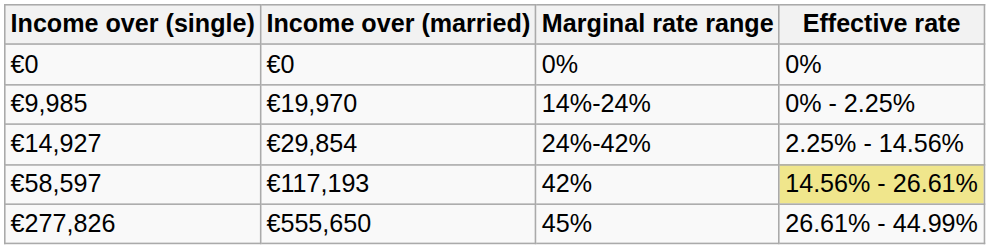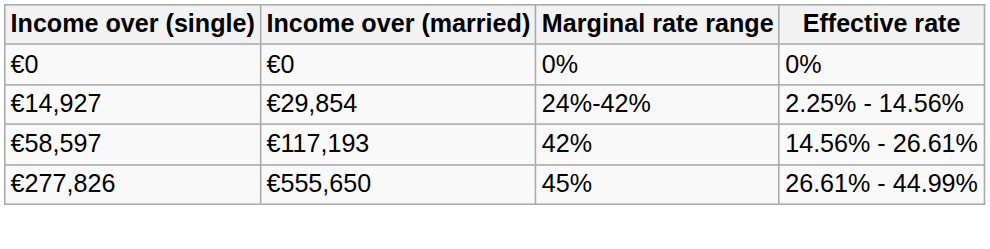- row: (49, 104)
(882, 183) khaki background -> (882, 143) no background
